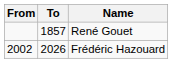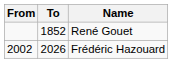(53, 31) 1857 -> (53, 31) 1852
